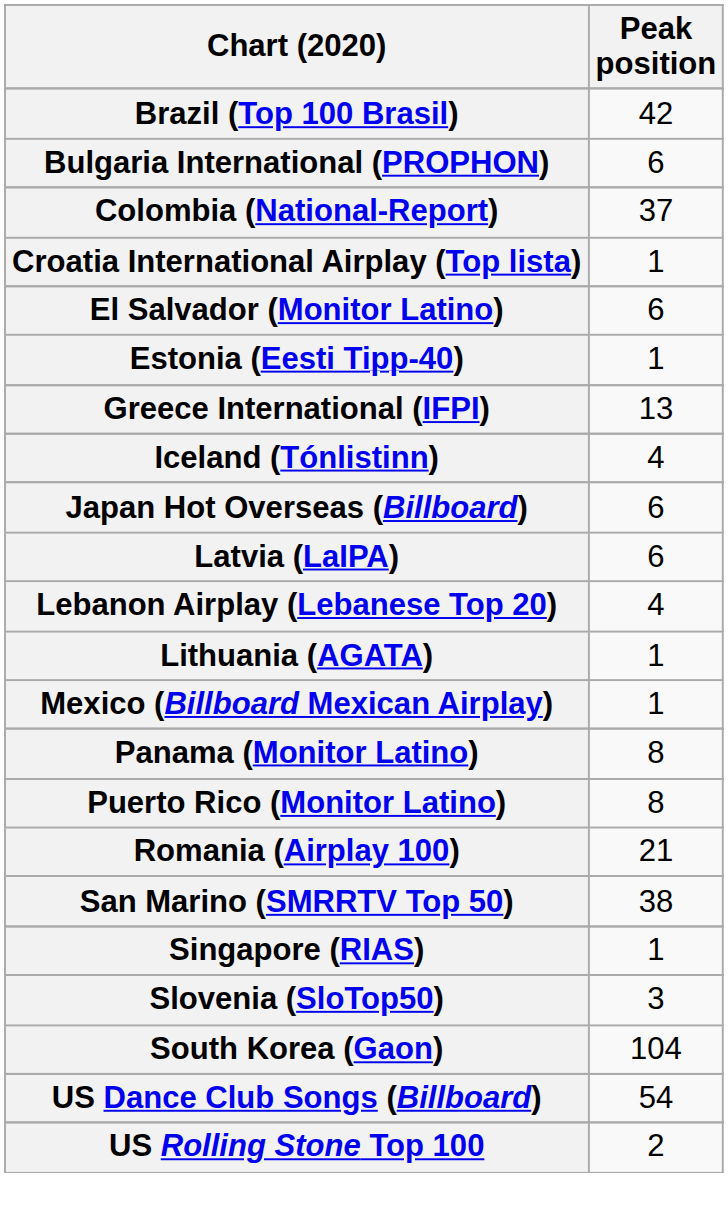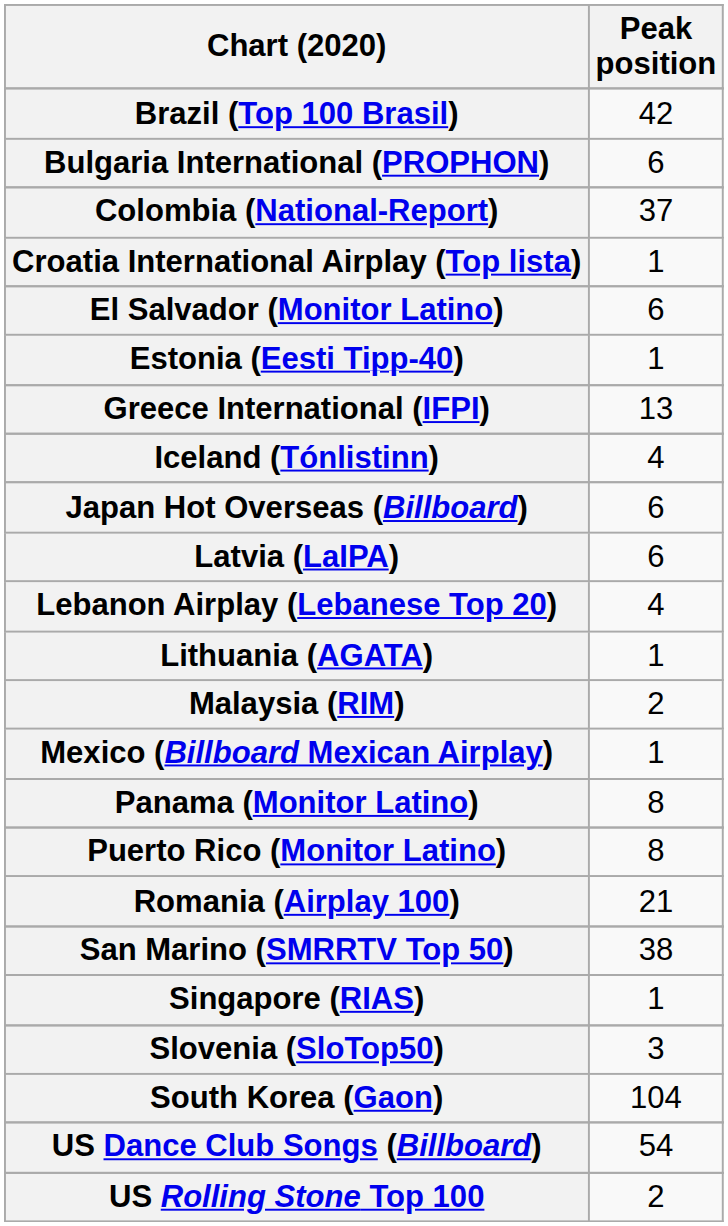+ row: (297, 703)
